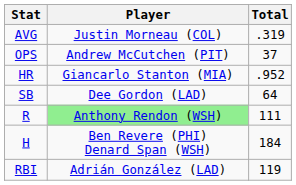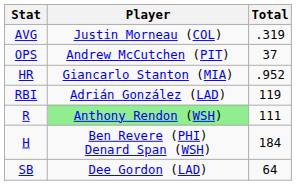rows swapped: (26, 170) <-> (26, 95)
